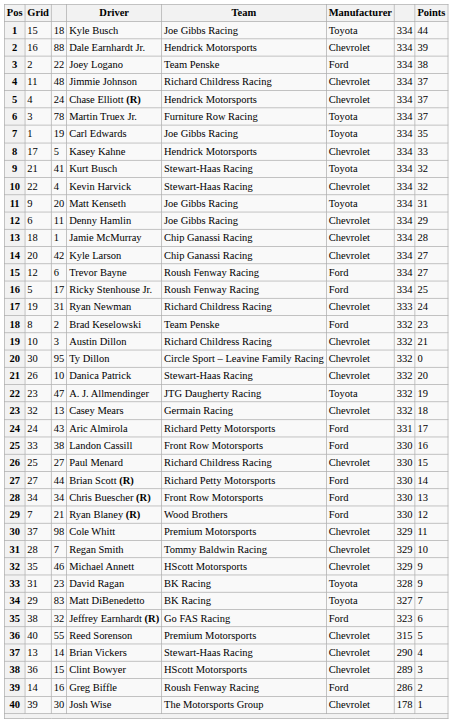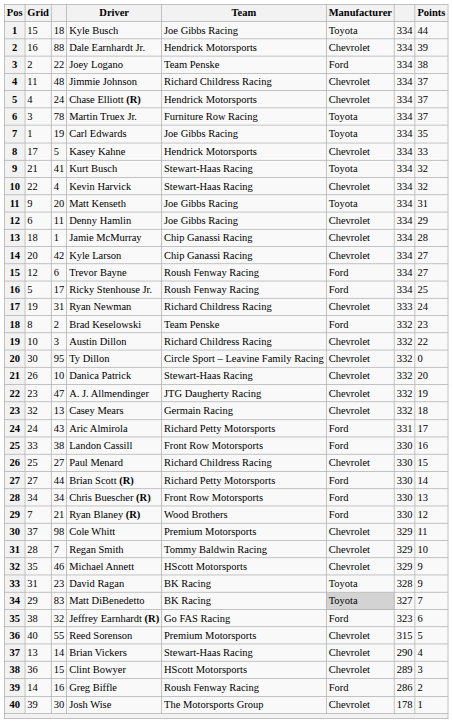(423, 341) 21 -> (423, 341) 22
(343, 393) Toyota -> (349, 393) Chevrolet
(343, 601) no background -> (343, 601) lightgrey background
